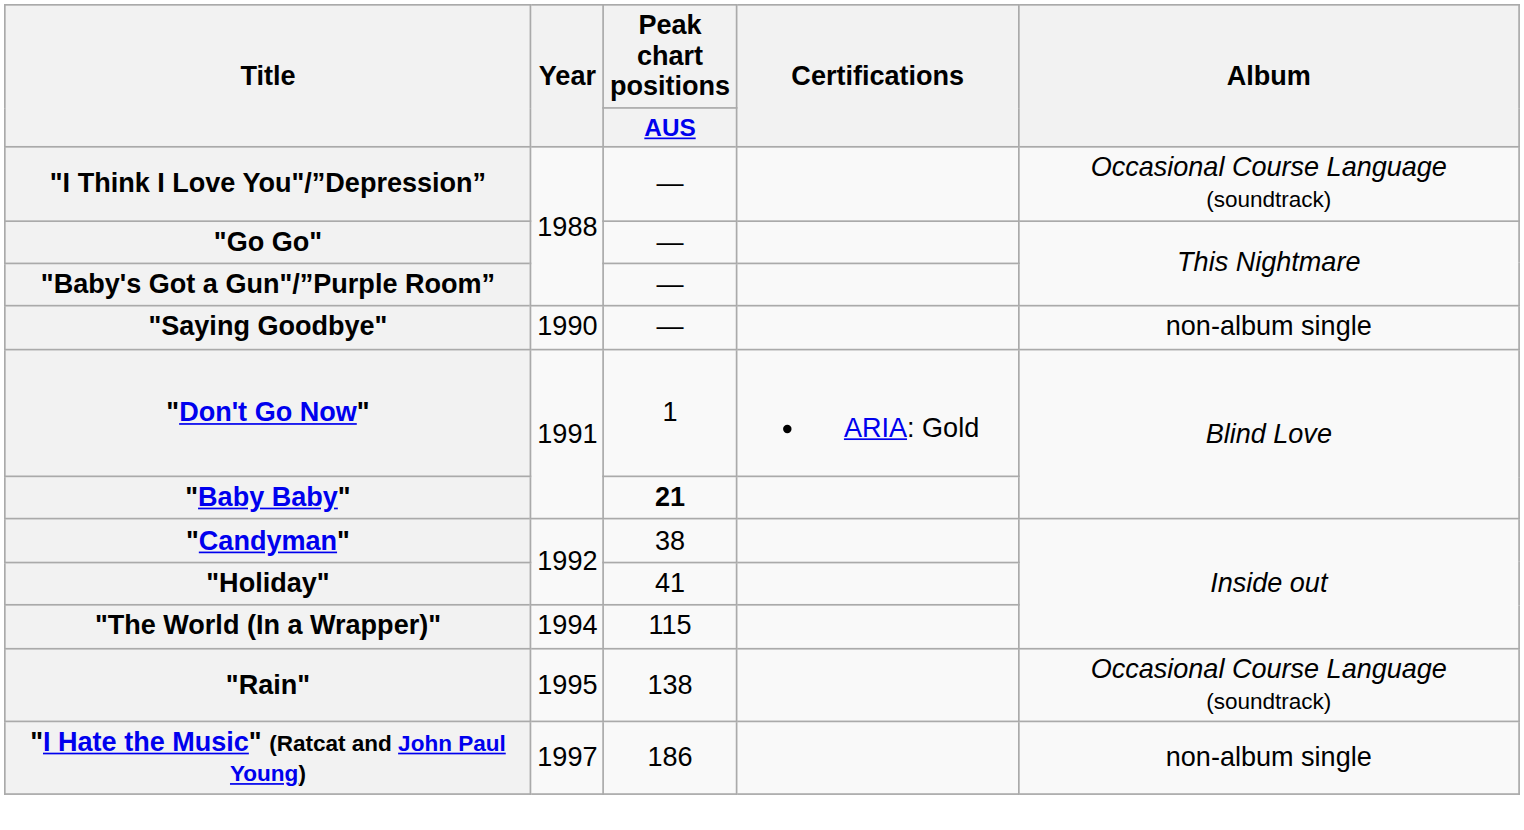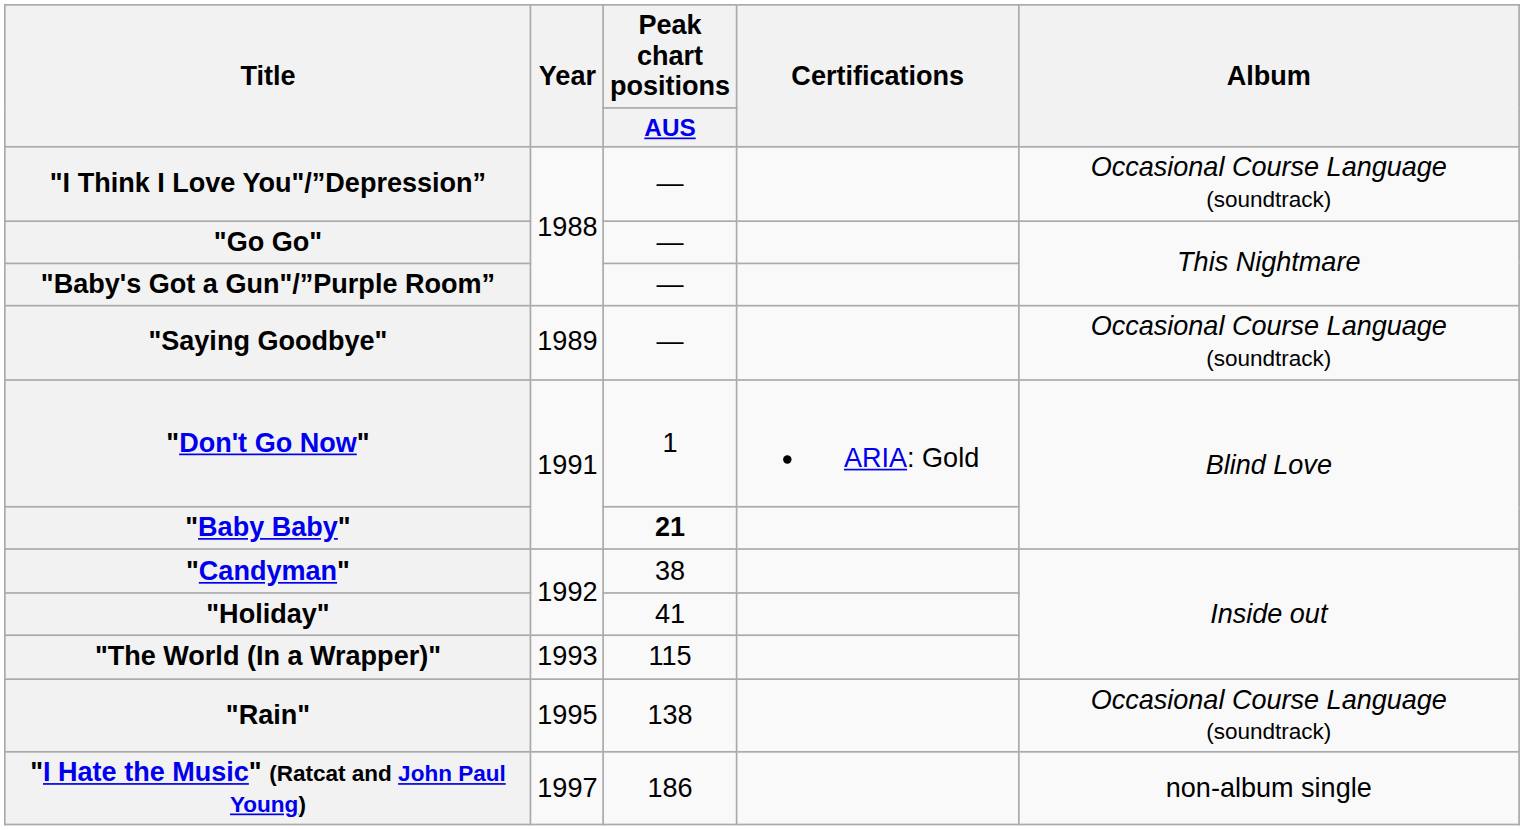(567, 327) 1990 -> (567, 342) 1989
(1269, 327) non-album single -> (1269, 342) Occasional Course Language (soundtrack)
(567, 626) 1994 -> (567, 656) 1993
